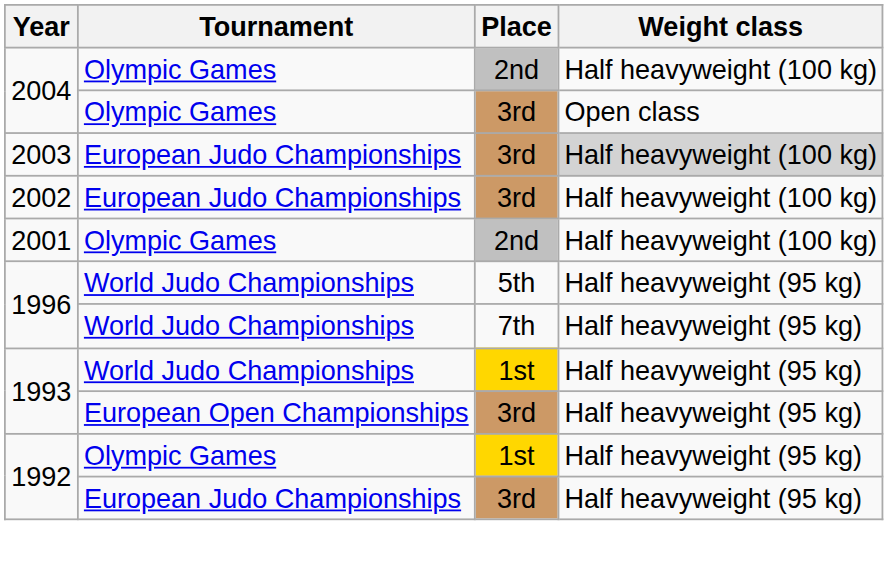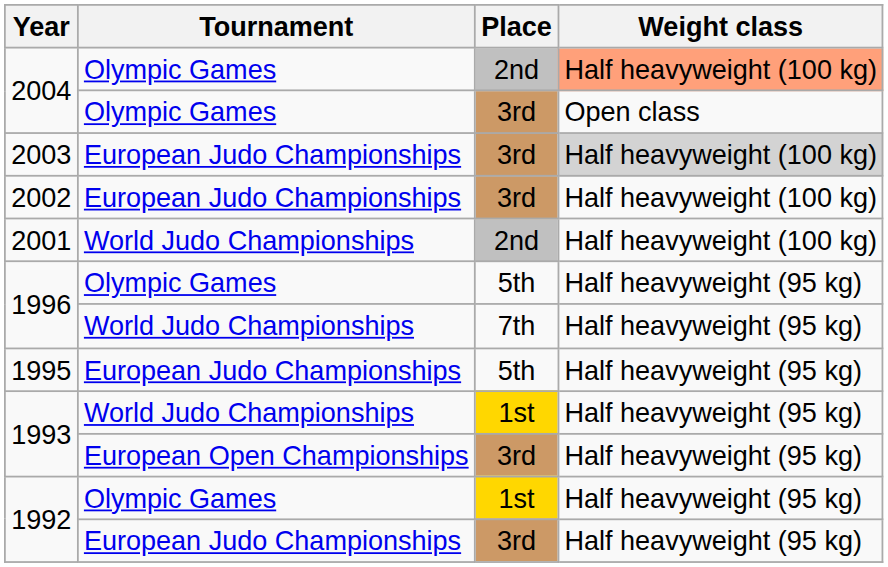(721, 69) no background -> (721, 69) lightsalmon background
(180, 241) Olympic Games -> (249, 241) World Judo Championships
(249, 283) World Judo Championships -> (180, 283) Olympic Games
+ row: (41, 369)
